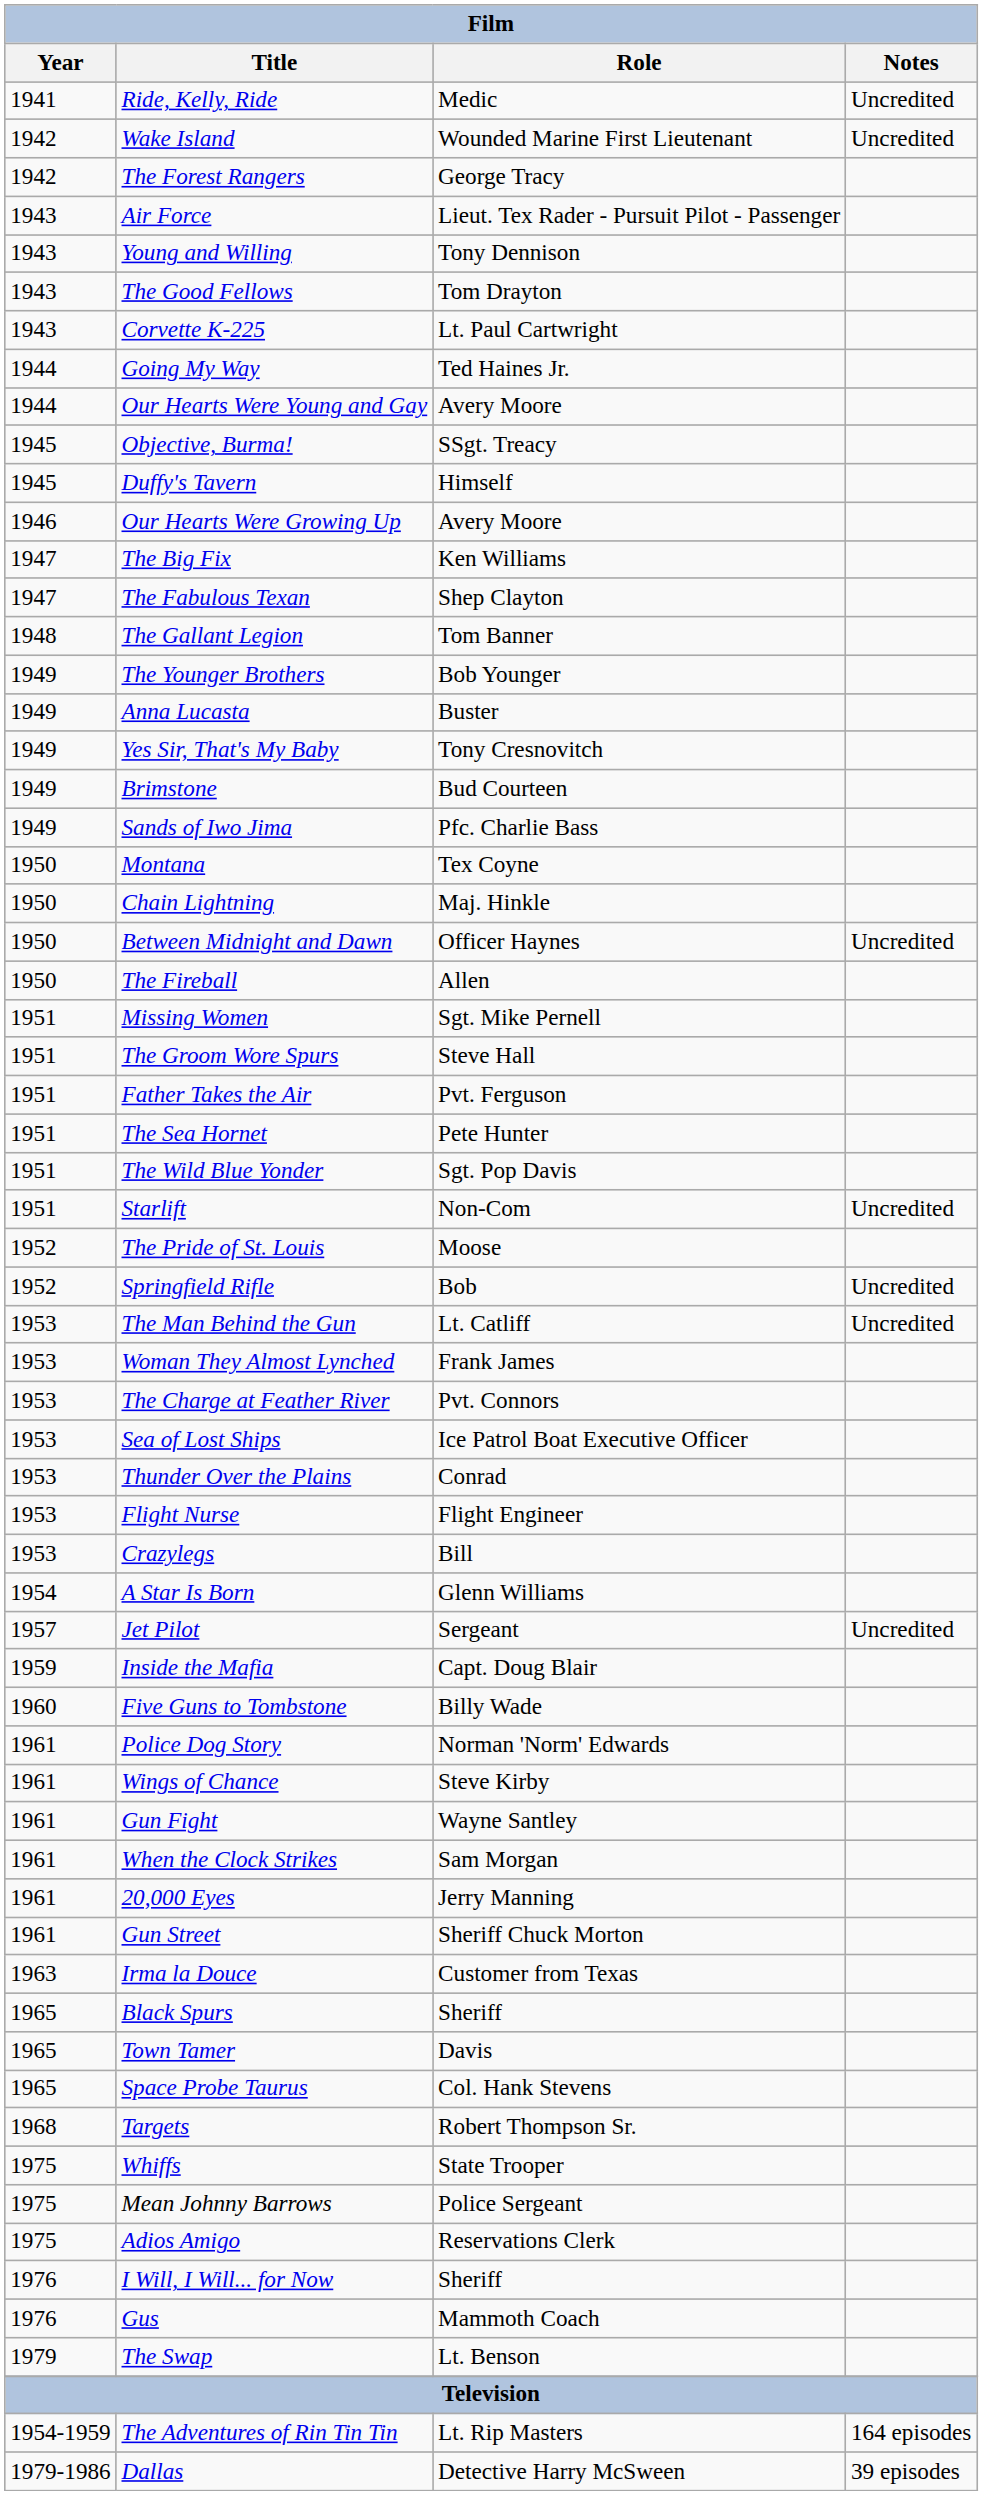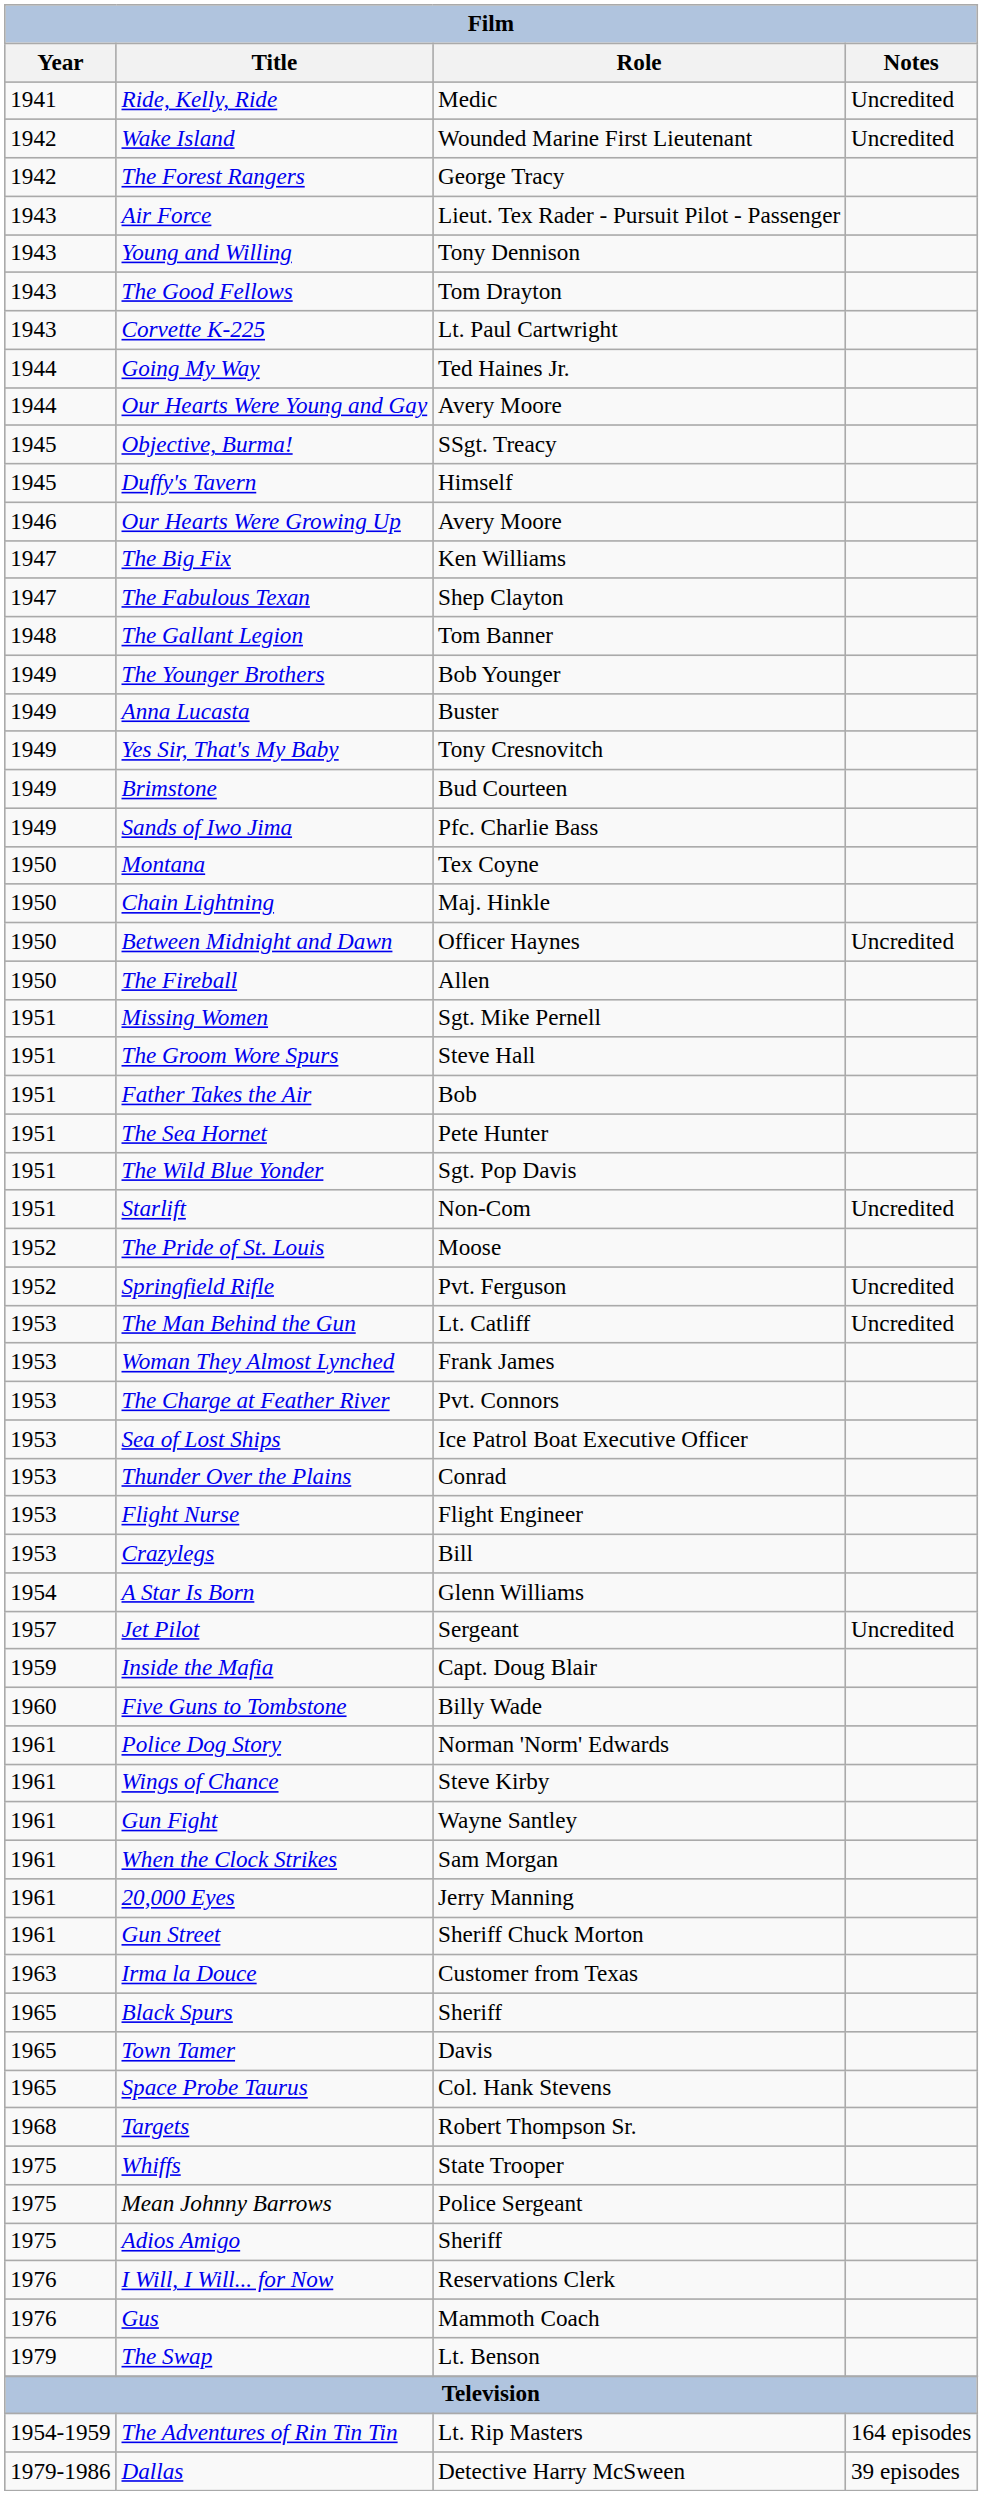(502, 1094) Pvt. Ferguson -> (457, 1094) Bob
(457, 1285) Bob -> (502, 1285) Pvt. Ferguson
(527, 2241) Reservations Clerk -> (470, 2241) Sheriff
(470, 2280) Sheriff -> (527, 2280) Reservations Clerk
